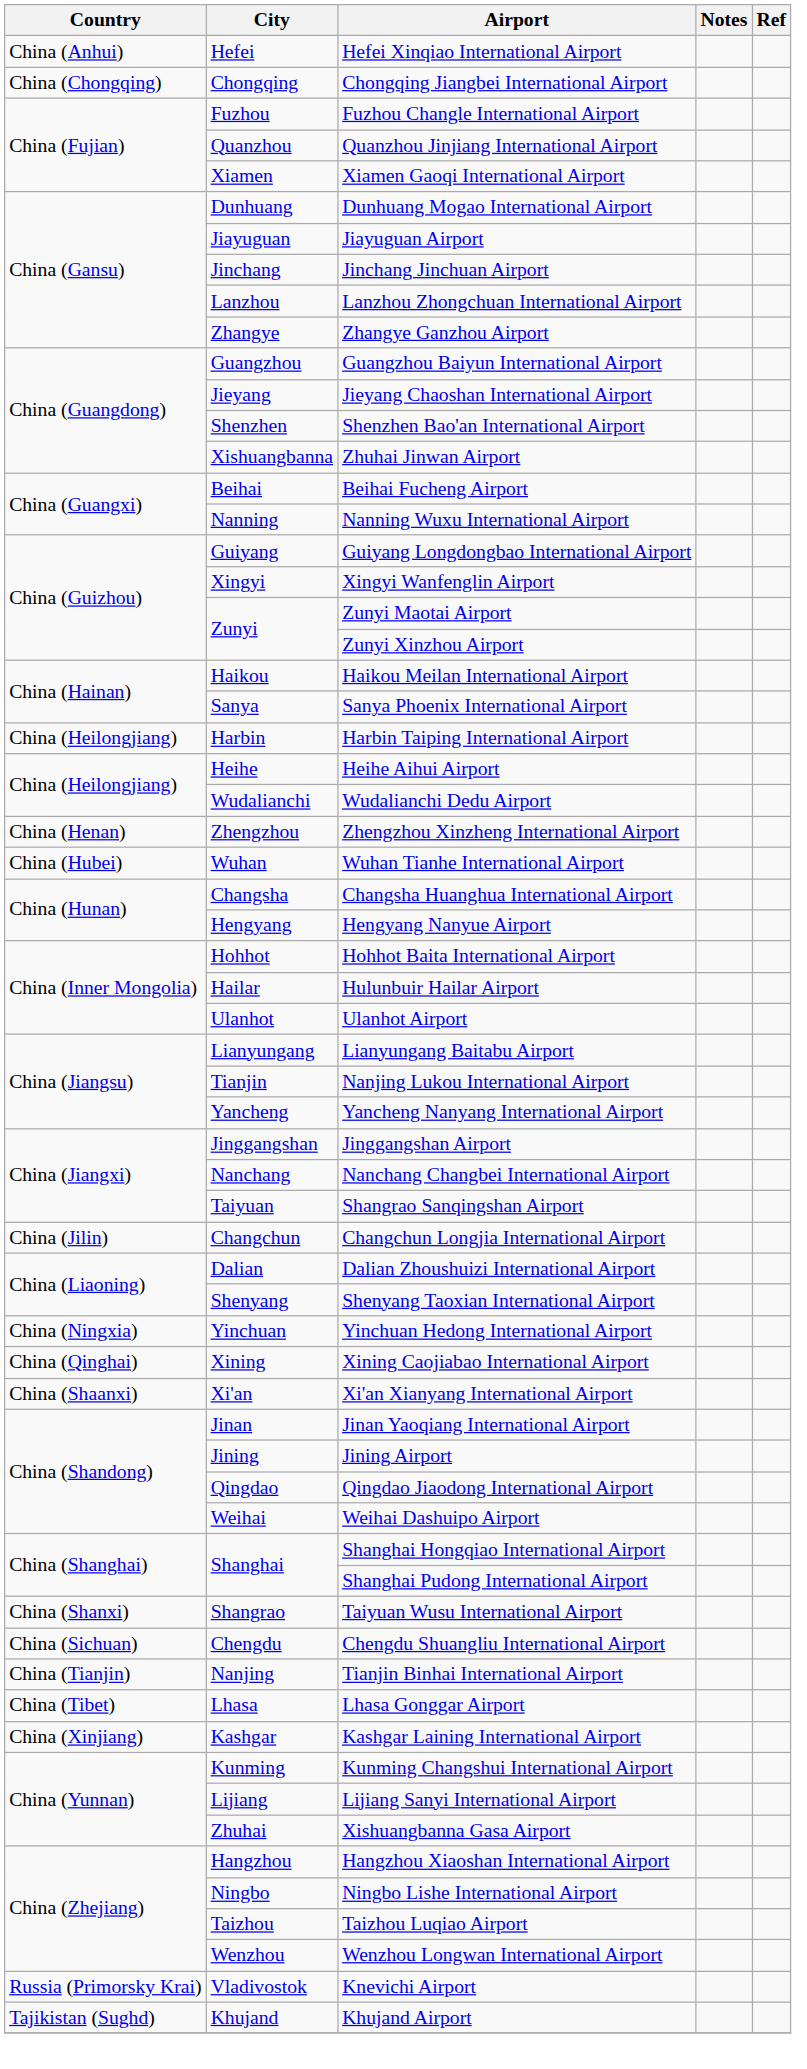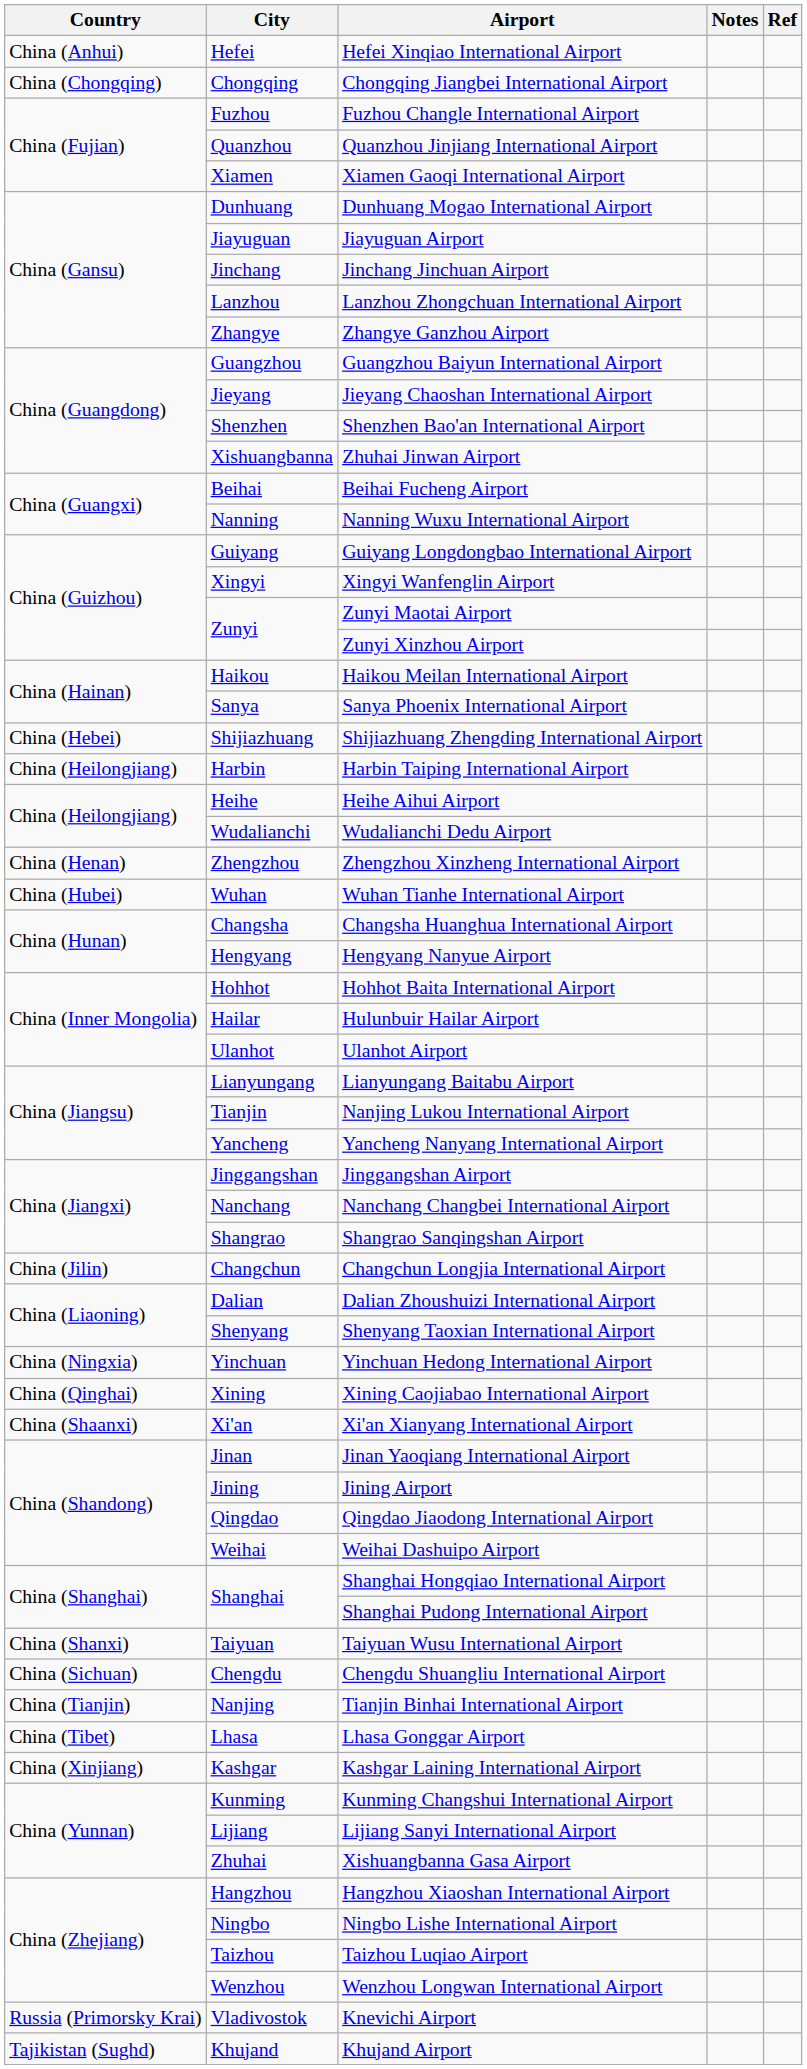+ row: (522, 737)
(242, 1206) Taiyuan -> (248, 1237) Shangrao
(248, 1611) Shangrao -> (242, 1643) Taiyuan
